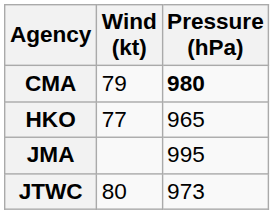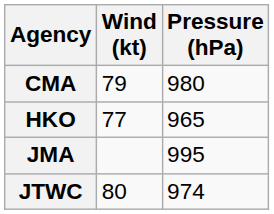(186, 83) bold -> (186, 83) normal
(186, 190) 973 -> (186, 190) 974
